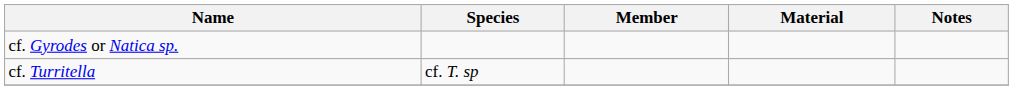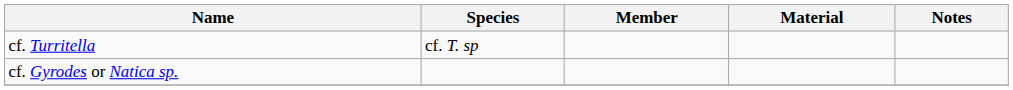rows swapped: (93, 44) <-> (52, 71)
